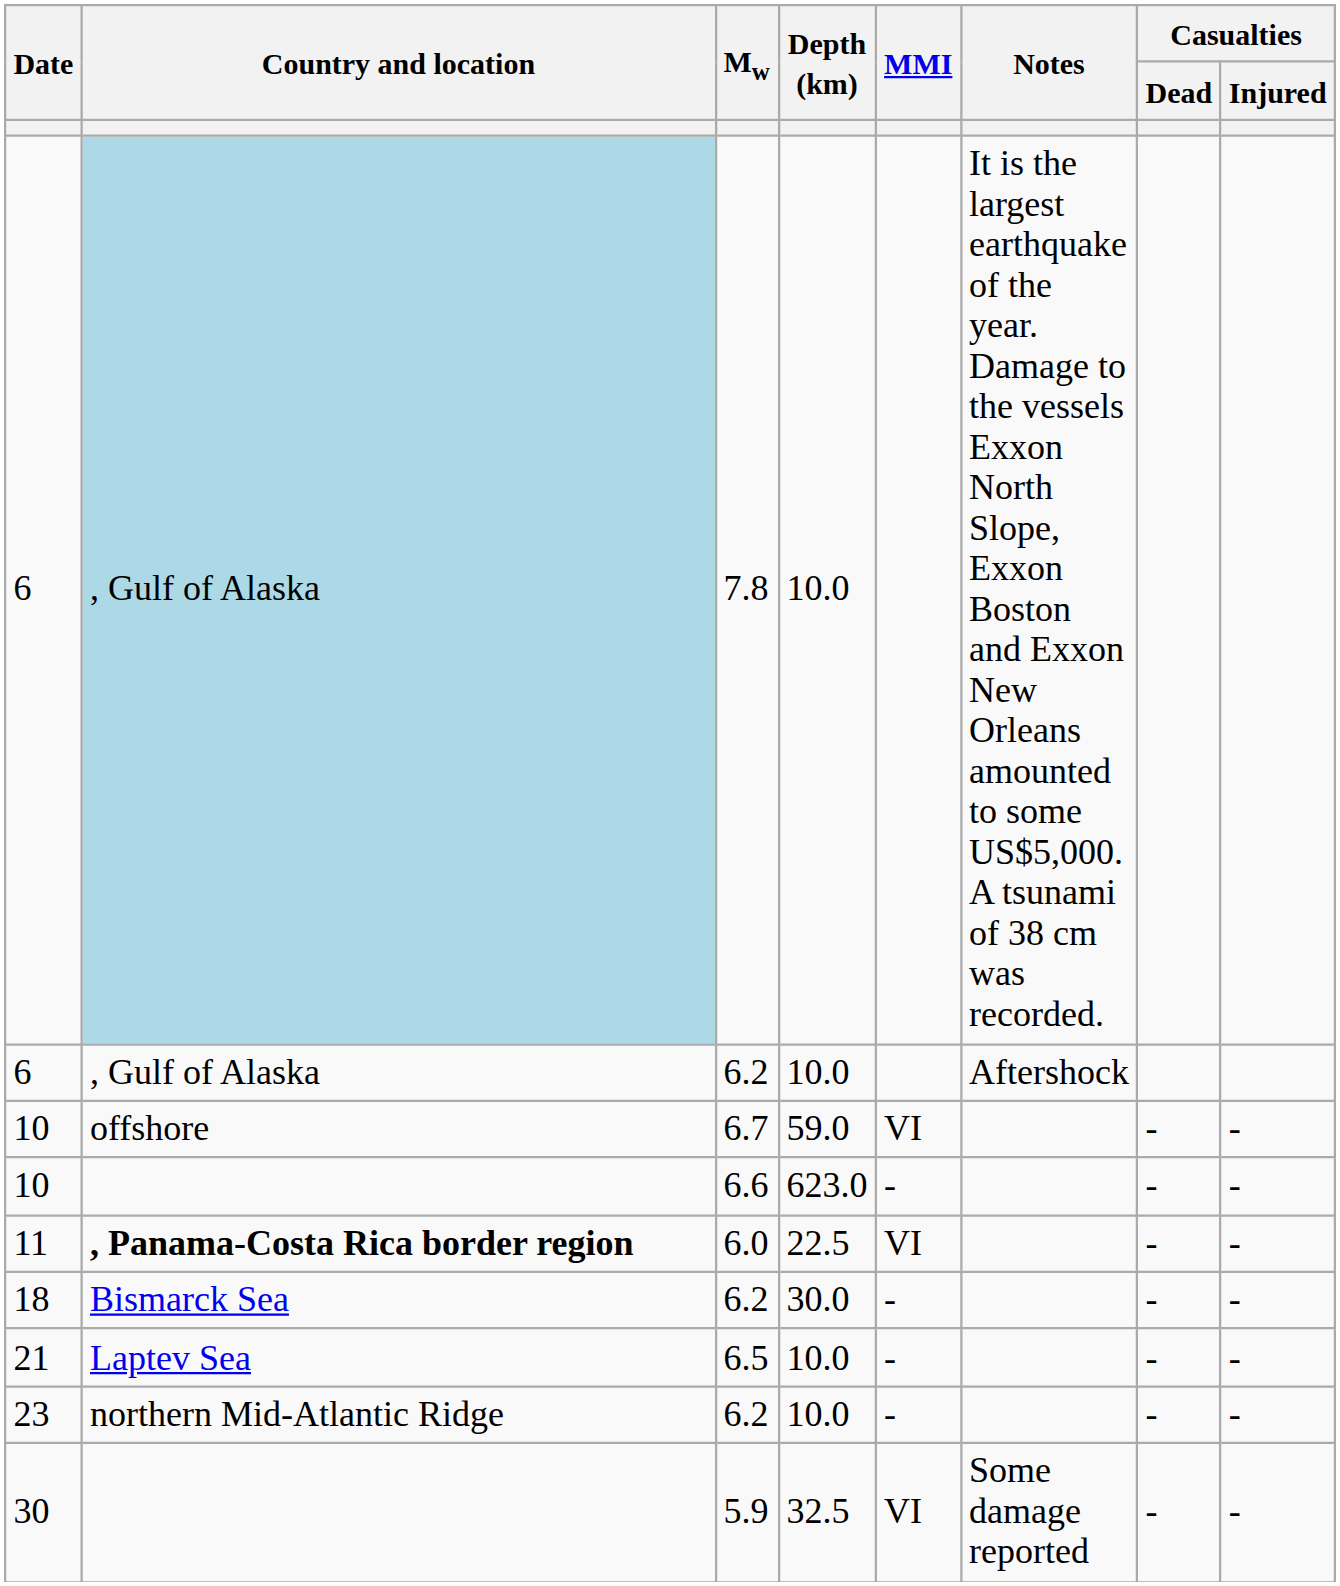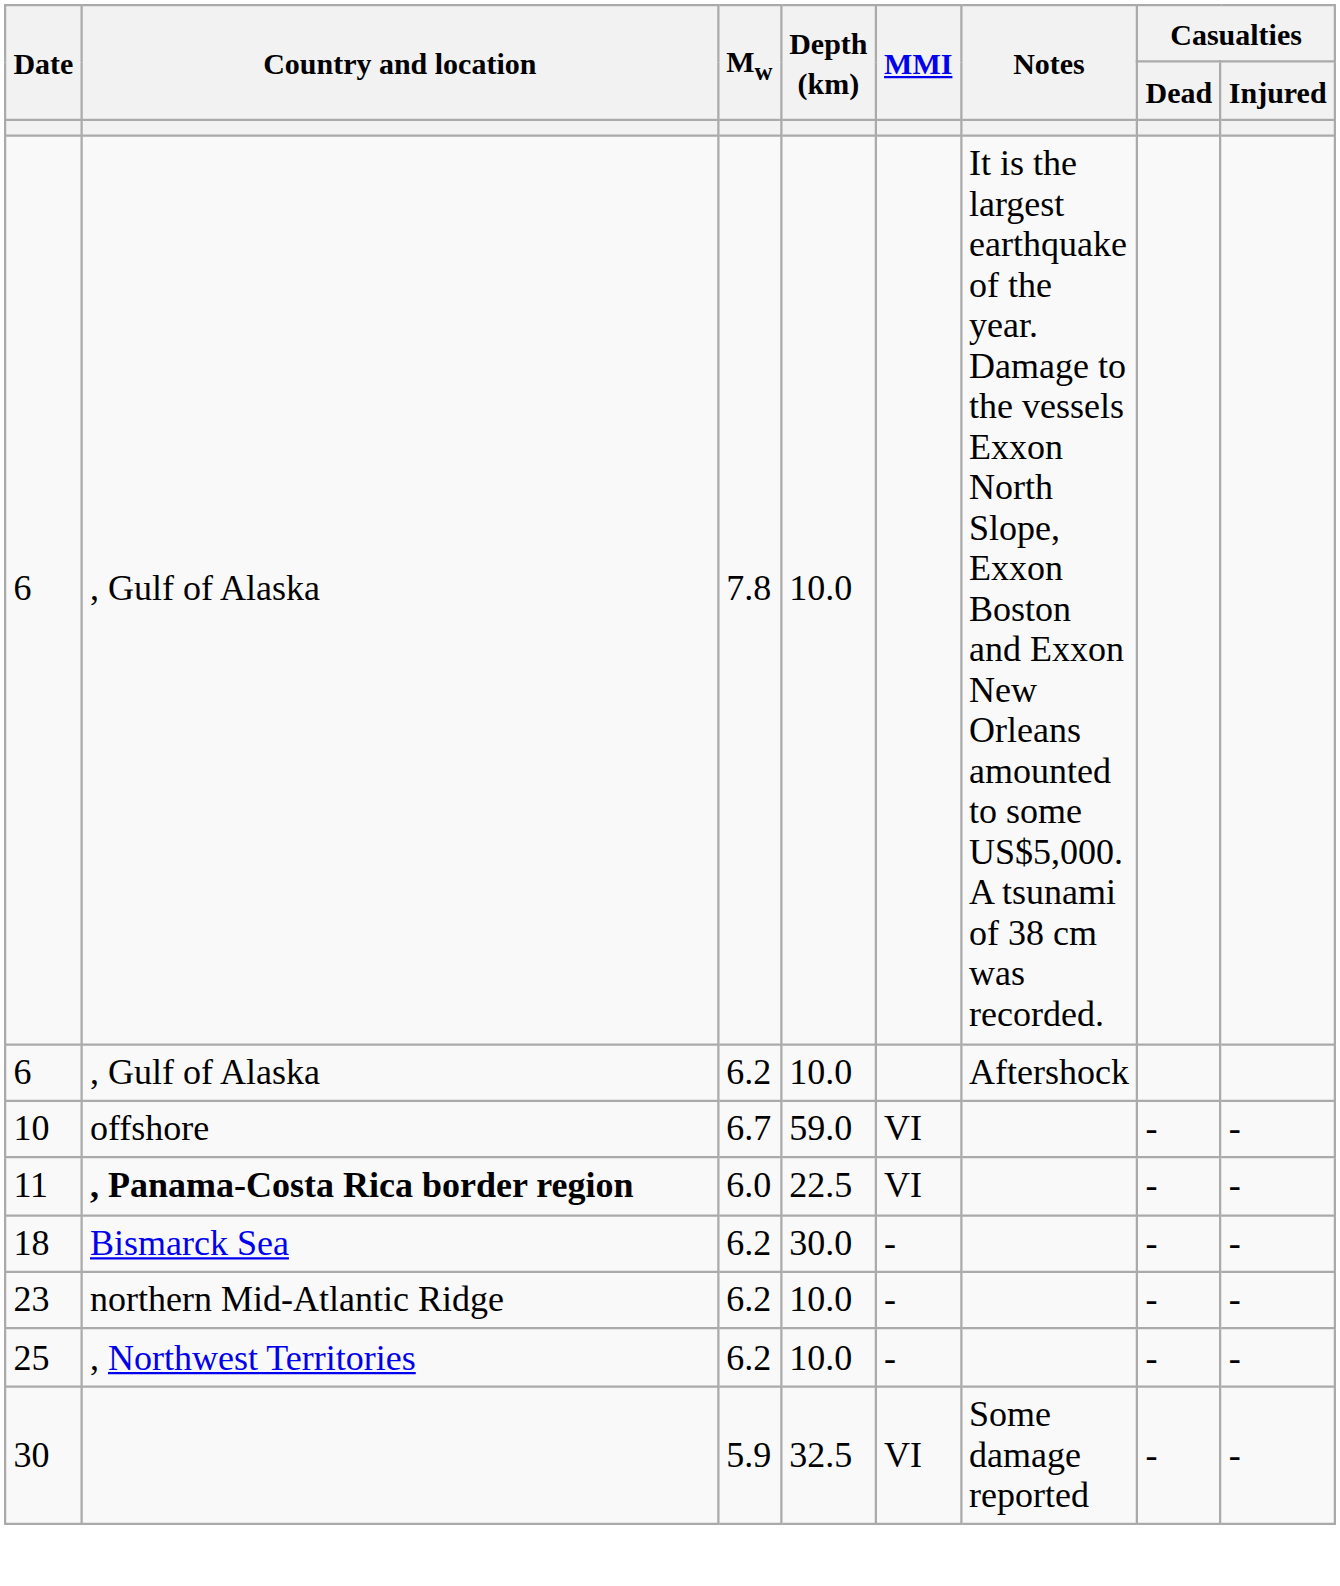(205, 589) lightblue background -> (205, 589) no background
- row: (31, 1185)
- row: (31, 1356)
+ row: (31, 1356)
